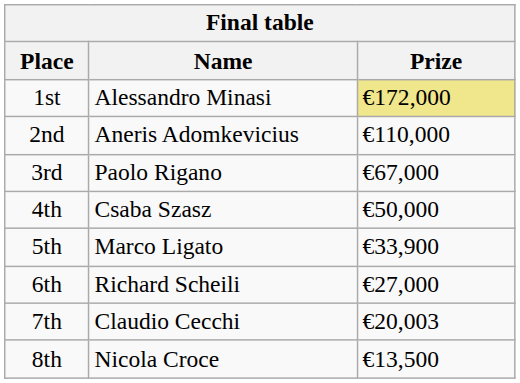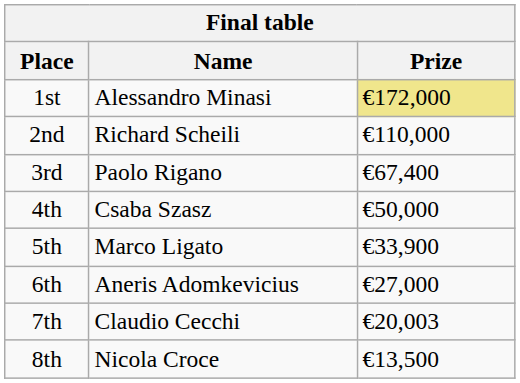(197, 135) Aneris Adomkevicius -> (167, 135) Richard Scheili
(401, 172) €67,000 -> (401, 172) €67,400
(167, 284) Richard Scheili -> (197, 284) Aneris Adomkevicius
